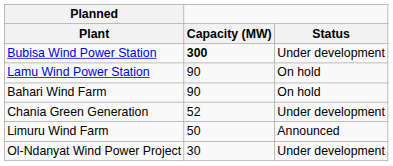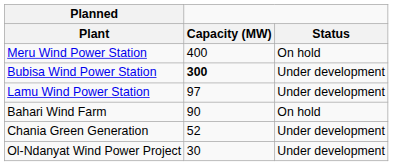+ row: (77, 53)
(194, 72) 90 -> (194, 92) 97
(299, 72) On hold -> (331, 92) Under development
- row: (58, 131)
